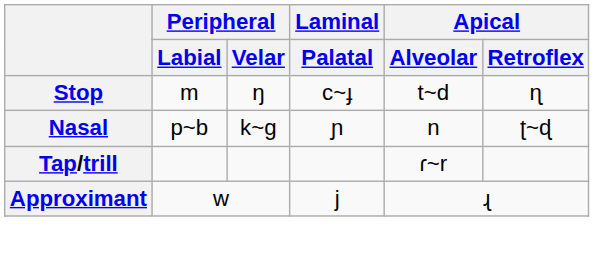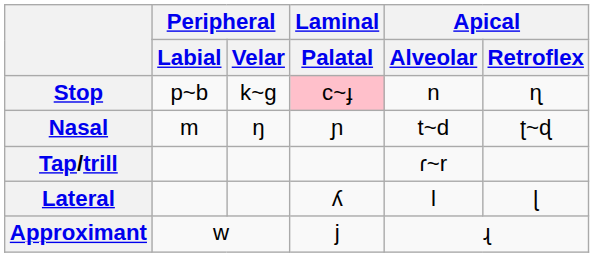(189, 92) m -> (189, 92) p~b
(258, 92) ŋ -> (258, 92) k~ɡ
(337, 92) no background -> (337, 92) pink background
(433, 92) t~d -> (433, 92) n
(189, 127) p~b -> (189, 127) m
(258, 127) k~ɡ -> (258, 127) ŋ
(433, 127) n -> (433, 127) t~d
+ row: (78, 198)
